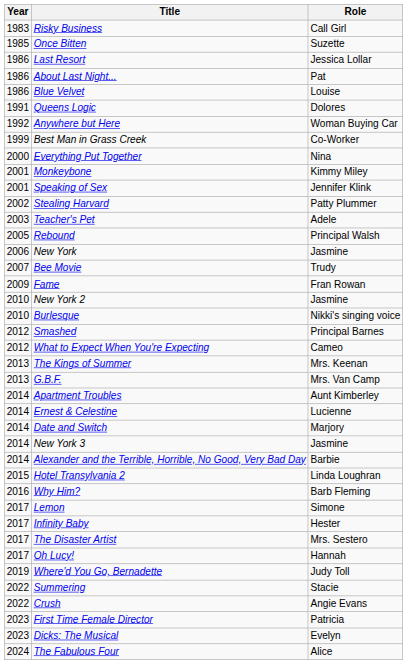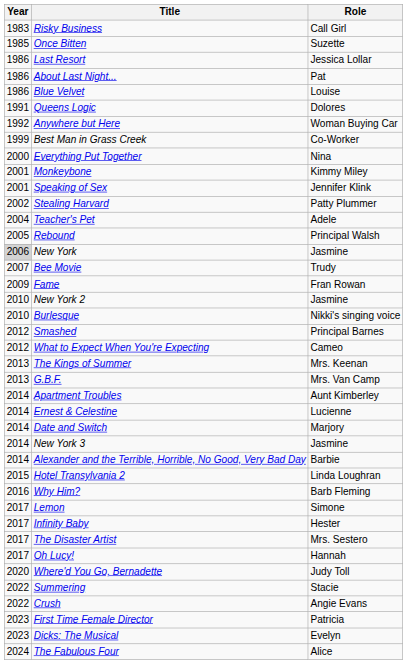(18, 220) 2003 -> (18, 220) 2004
(18, 252) no background -> (18, 252) lightgrey background
(18, 572) 2019 -> (18, 572) 2020
